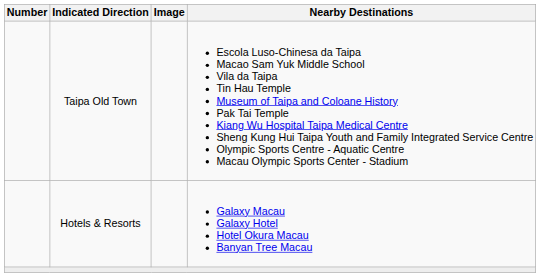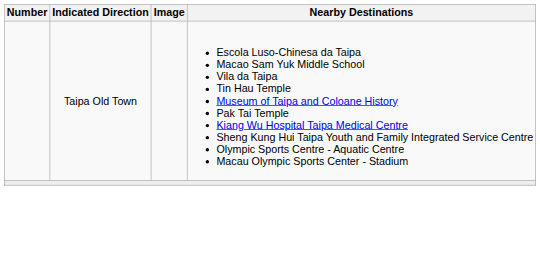- row: (100, 223)
